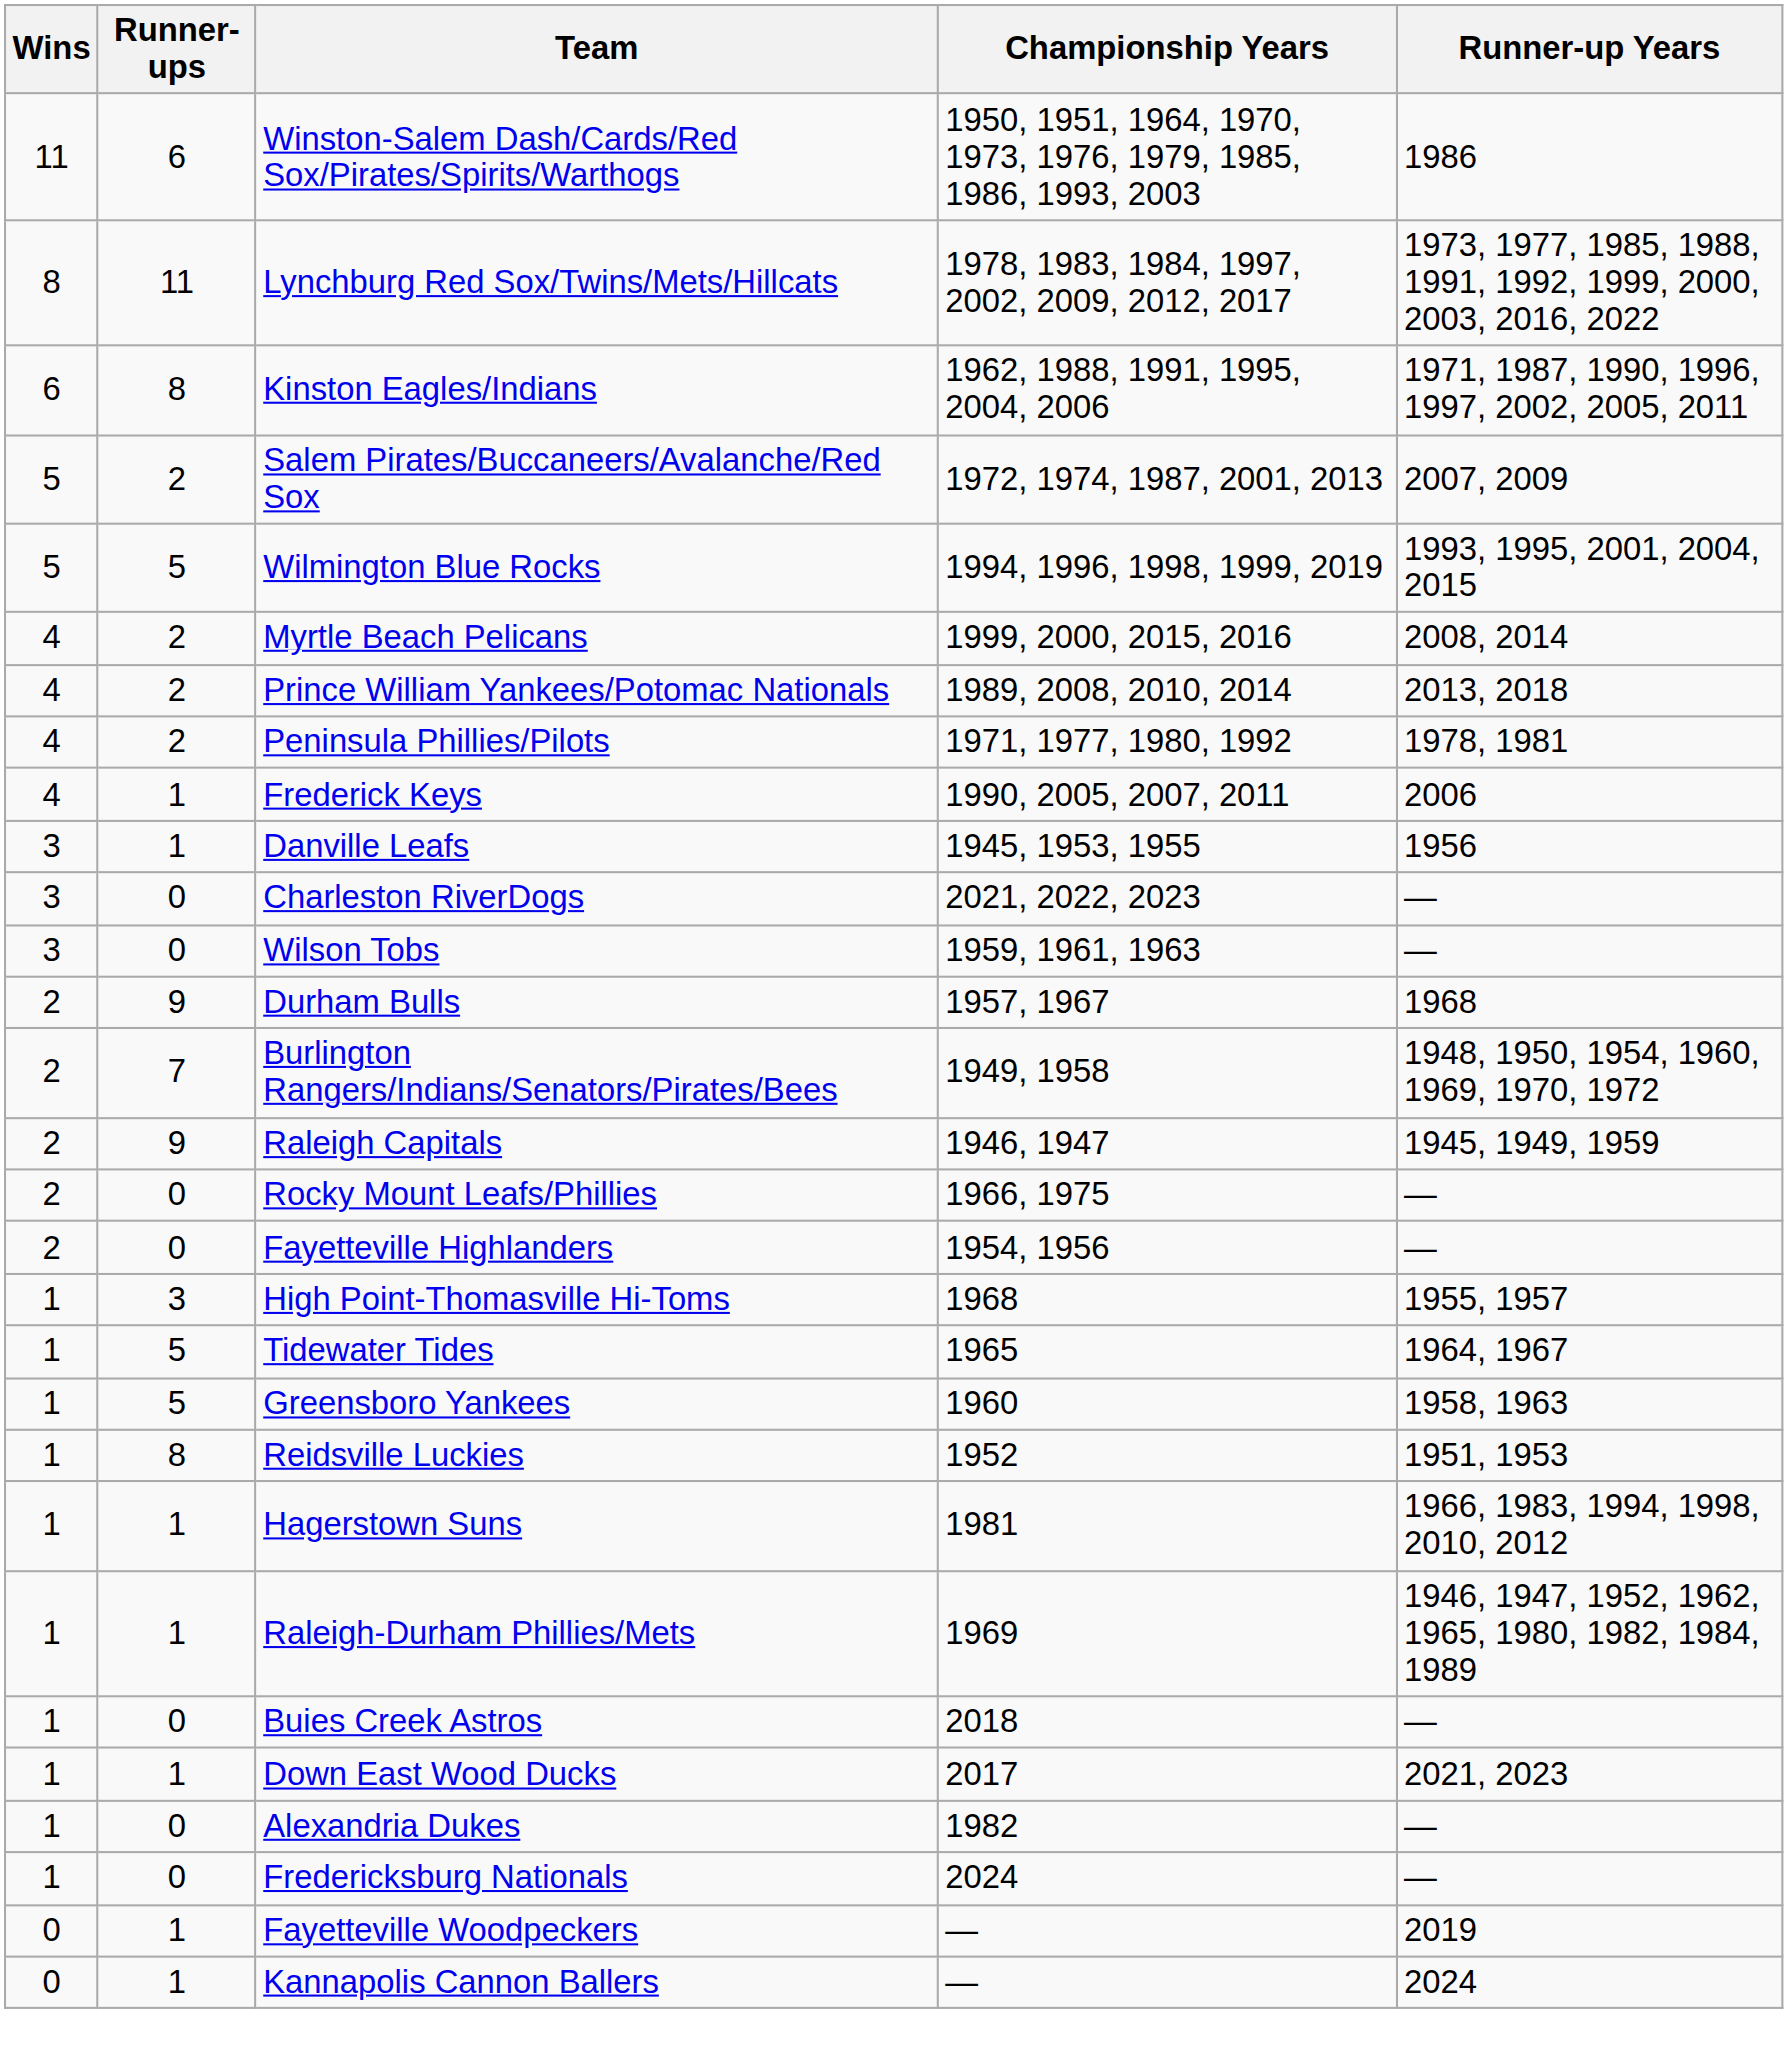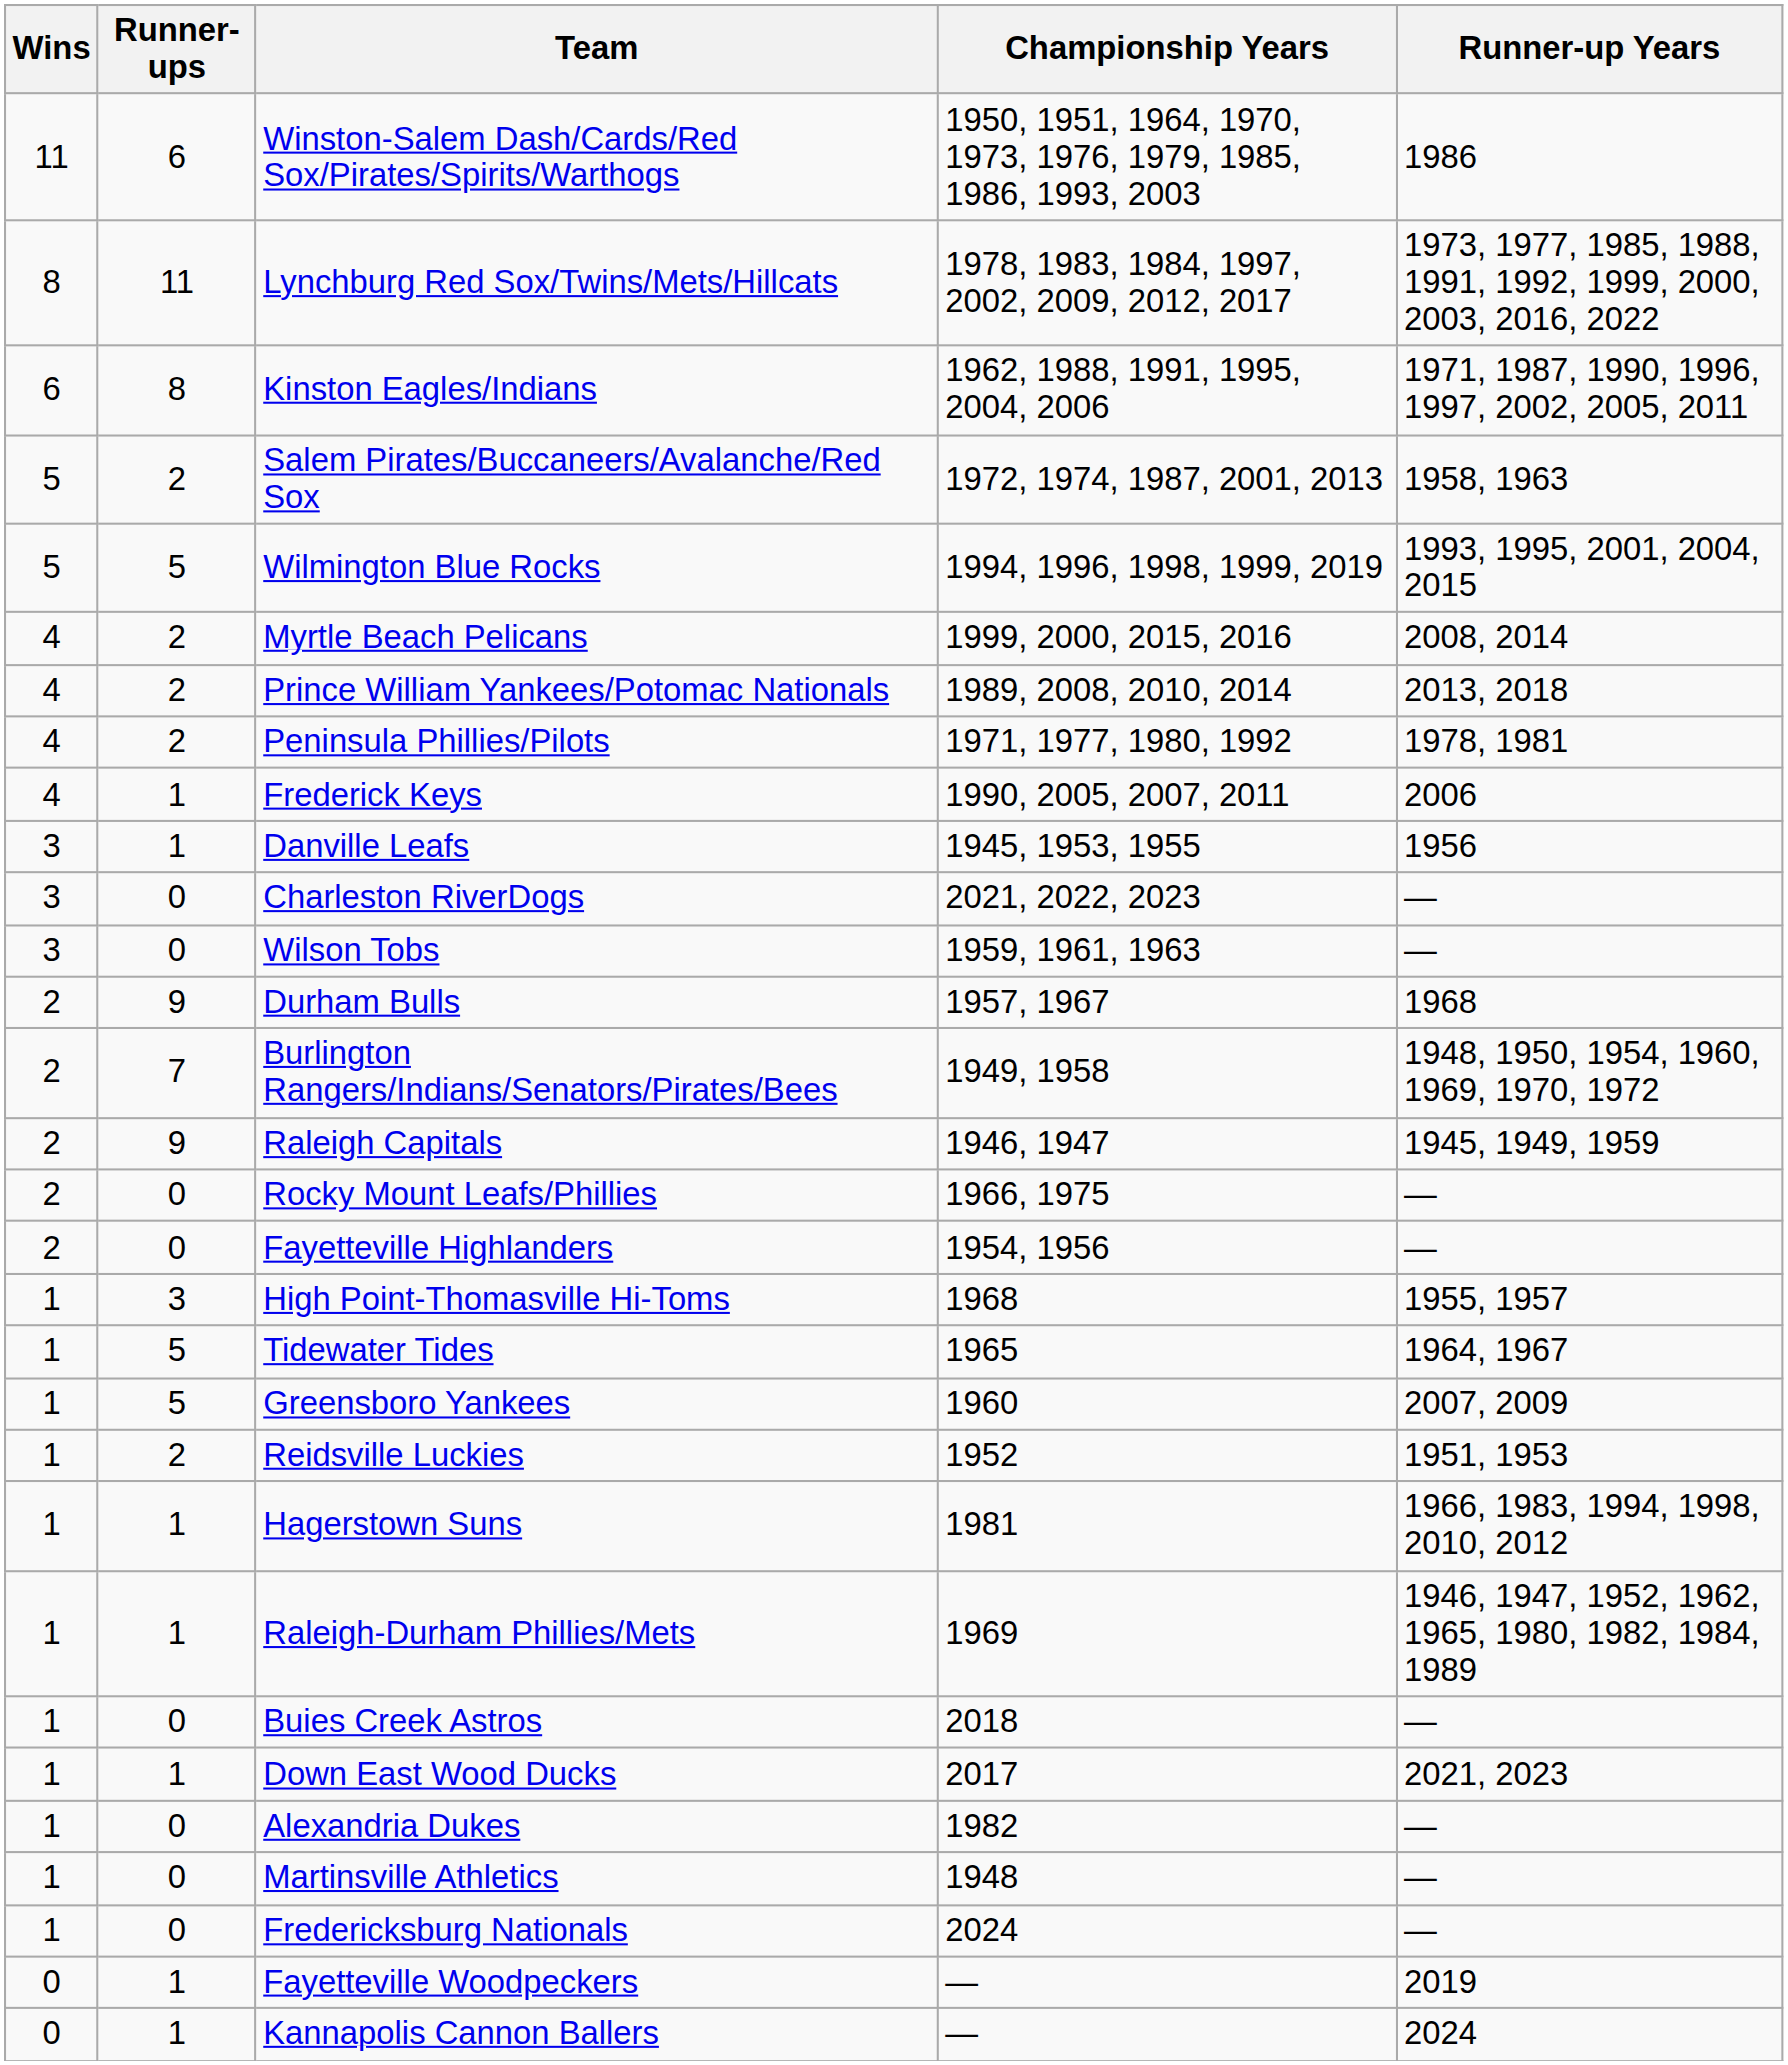(1486, 478) 2007, 2009 -> (1486, 478) 1958, 1963
(1486, 1402) 1958, 1963 -> (1486, 1402) 2007, 2009
(177, 1455) 8 -> (177, 1455) 2
+ row: (411, 1877)
